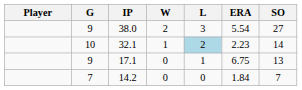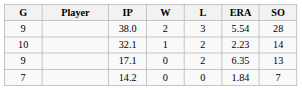columns swapped: (38, 12) <-> (90, 12)
(278, 28) 27 -> (278, 28) 28
(203, 45) lightblue background -> (203, 45) no background
(203, 61) 1 -> (203, 61) 2
(241, 61) 6.75 -> (241, 61) 6.35
